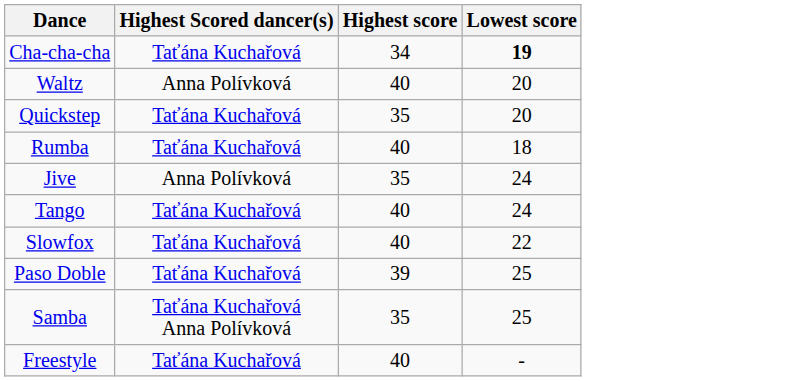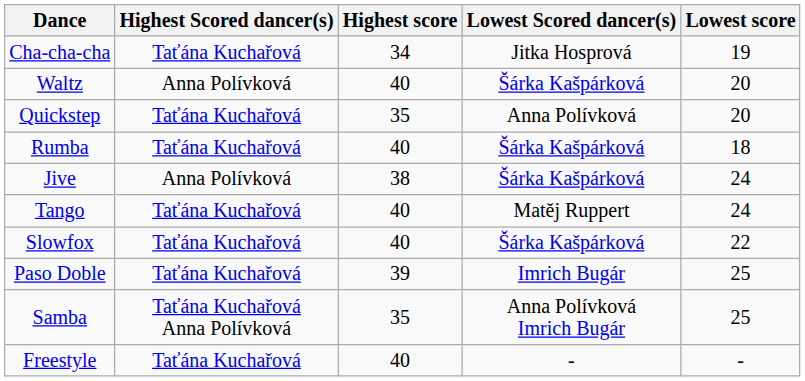+ column: (571, 20)
(522, 52) bold -> (741, 52) normal
(400, 178) 35 -> (400, 178) 38
